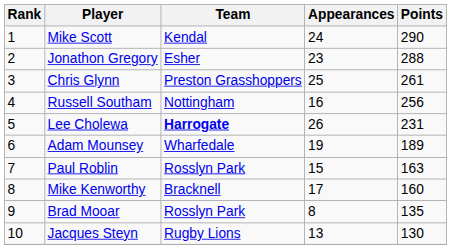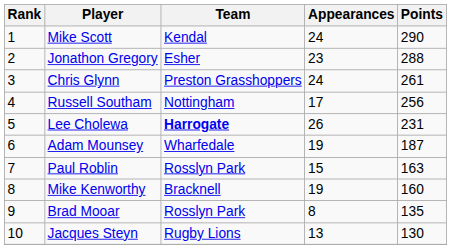(316, 80) 25 -> (316, 80) 24
(316, 102) 16 -> (316, 102) 17
(412, 146) 189 -> (412, 146) 187
(316, 189) 17 -> (316, 189) 19
